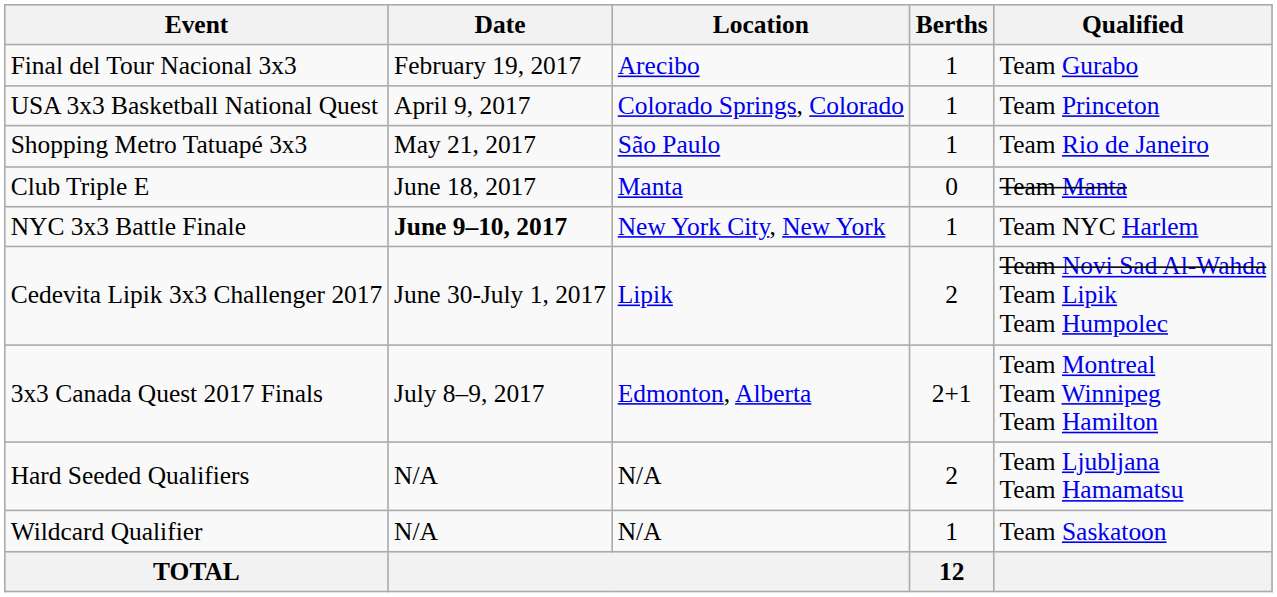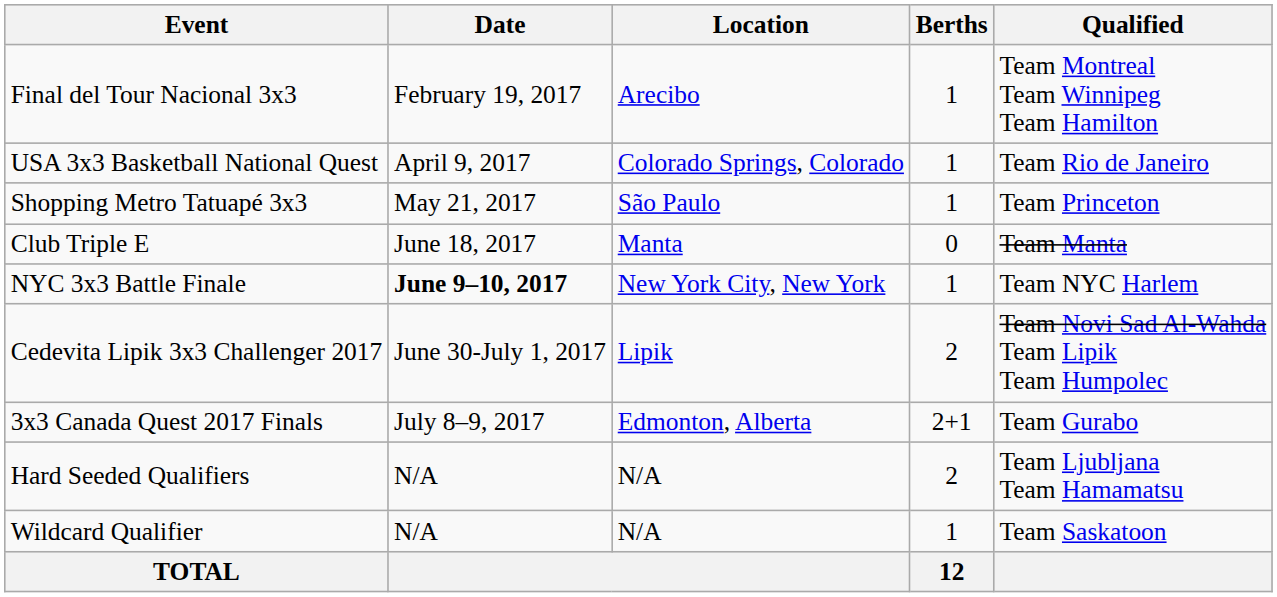(1069, 65) Team Gurabo -> (1080, 93) Team Montreal Team Winnipeg Team Hamilton
(1079, 105) Team Princeton -> (1104, 162) Team Rio de Janeiro
(1104, 145) Team Rio de Janeiro -> (1079, 202) Team Princeton
(1080, 392) Team Montreal Team Winnipeg Team Hamilton -> (1069, 421) Team Gurabo
